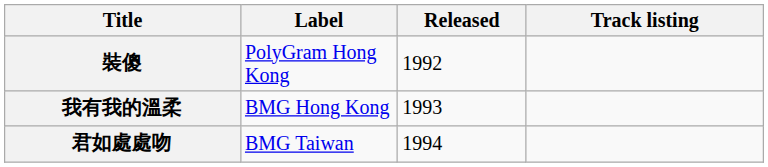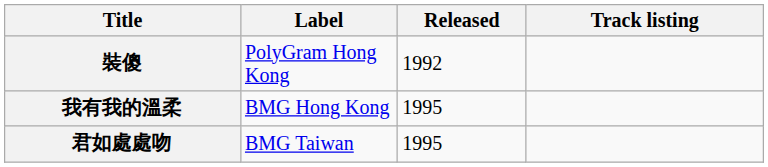(422, 108) 1993 -> (422, 108) 1995
(422, 143) 1994 -> (422, 143) 1995
